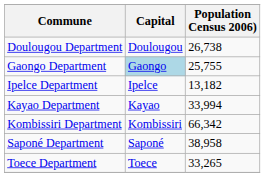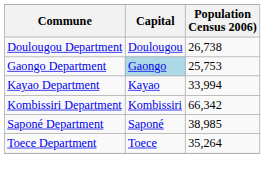(205, 66) 25,755 -> (205, 66) 25,753
- row: (52, 85)
(205, 143) 38,958 -> (205, 124) 38,985
(205, 162) 33,265 -> (205, 143) 35,264
